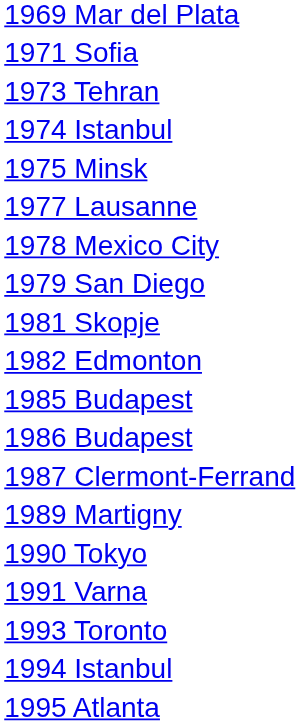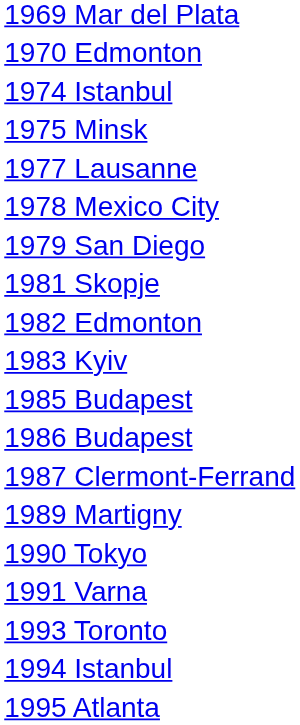+ row: (103, 53)
- row: (71, 53)
- row: (82, 91)
+ row: (66, 361)
